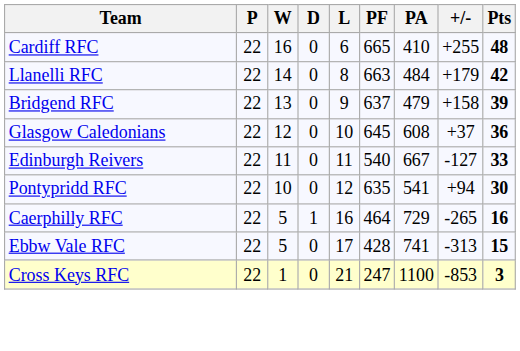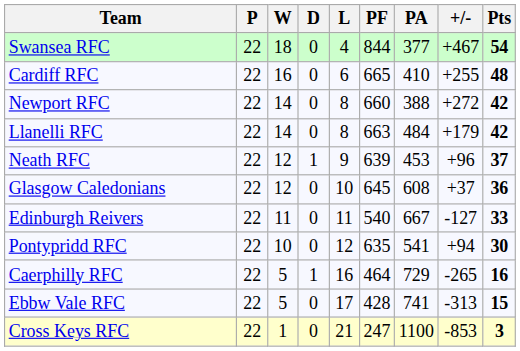+ row: (59, 47)
+ row: (59, 103)
- row: (61, 103)
+ row: (49, 160)
